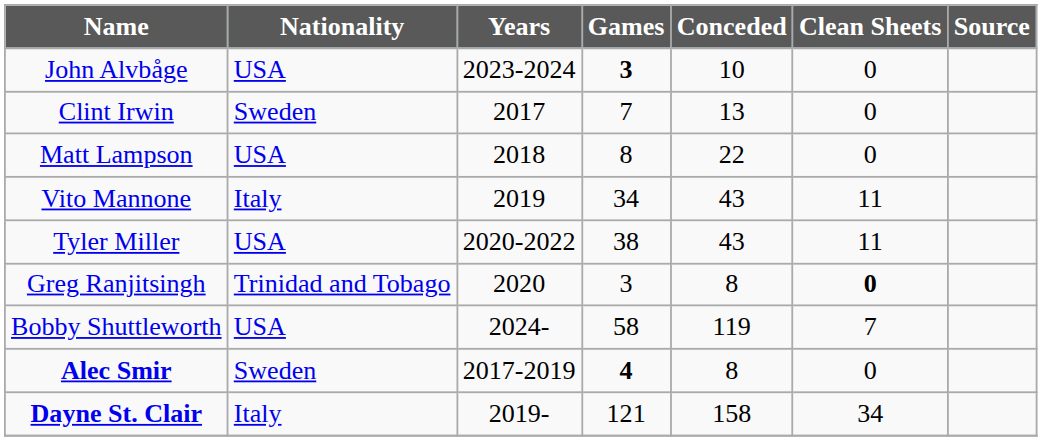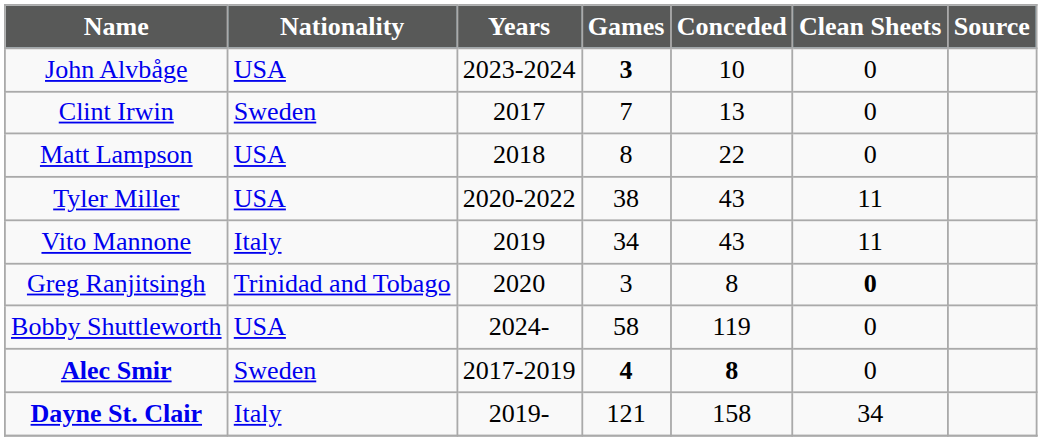rows swapped: (116, 198) <-> (116, 241)
(870, 327) 7 -> (870, 327) 0
(732, 370) normal -> (732, 370) bold
